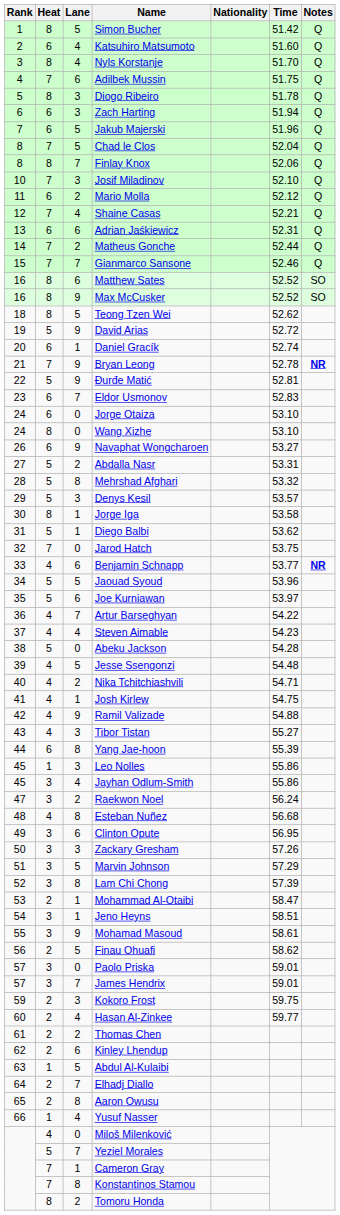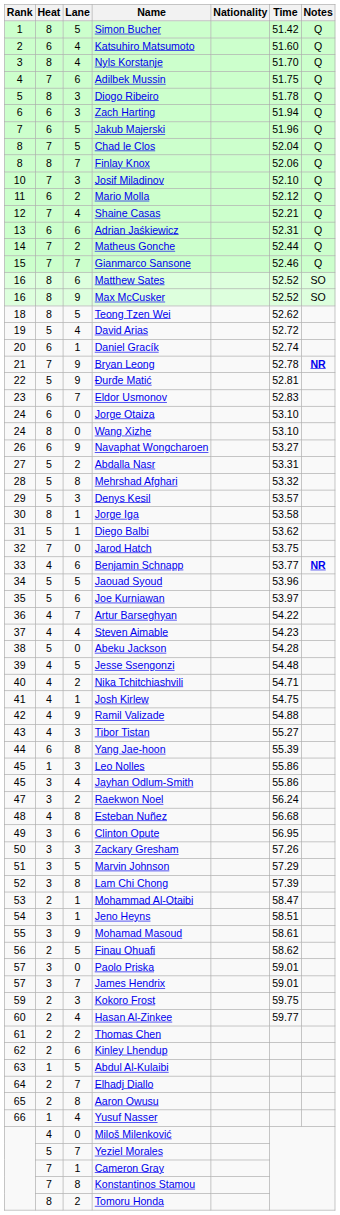(78, 331) 9 -> (78, 331) 4
